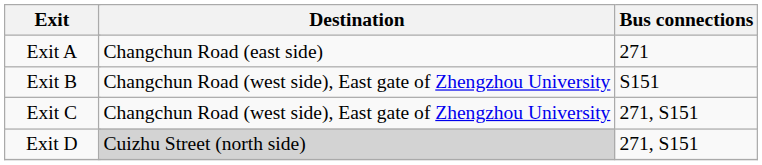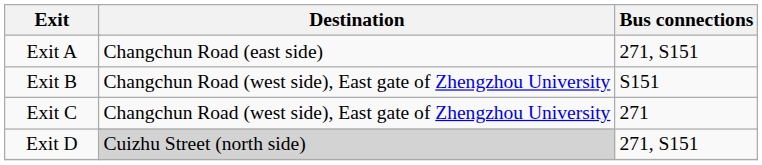(634, 50) 271 -> (659, 50) 271, S151
(659, 112) 271, S151 -> (634, 112) 271
